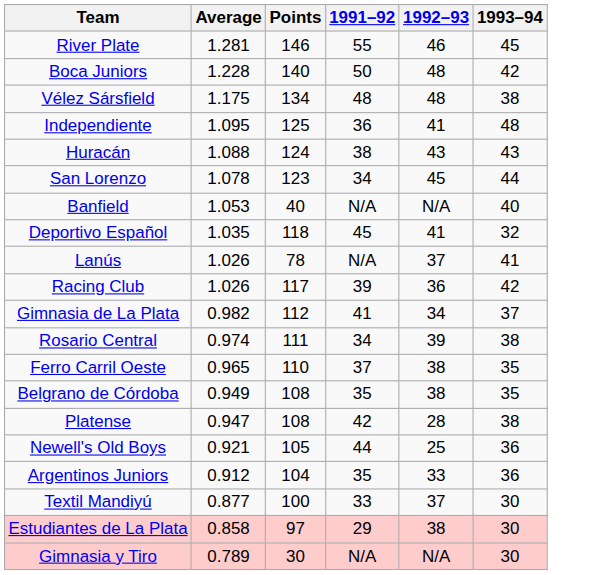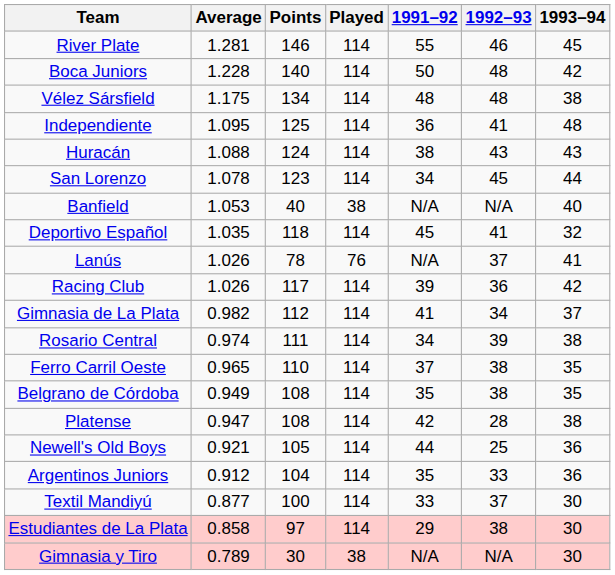+ column: (357, 17)
